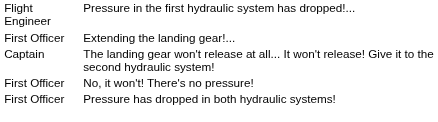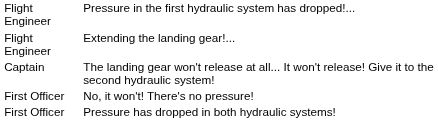(34, 38) First Officer -> (28, 44) Flight Engineer
